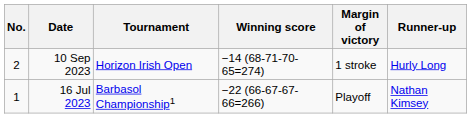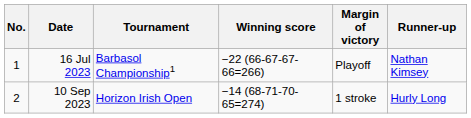rows swapped: (75, 97) <-> (72, 64)
